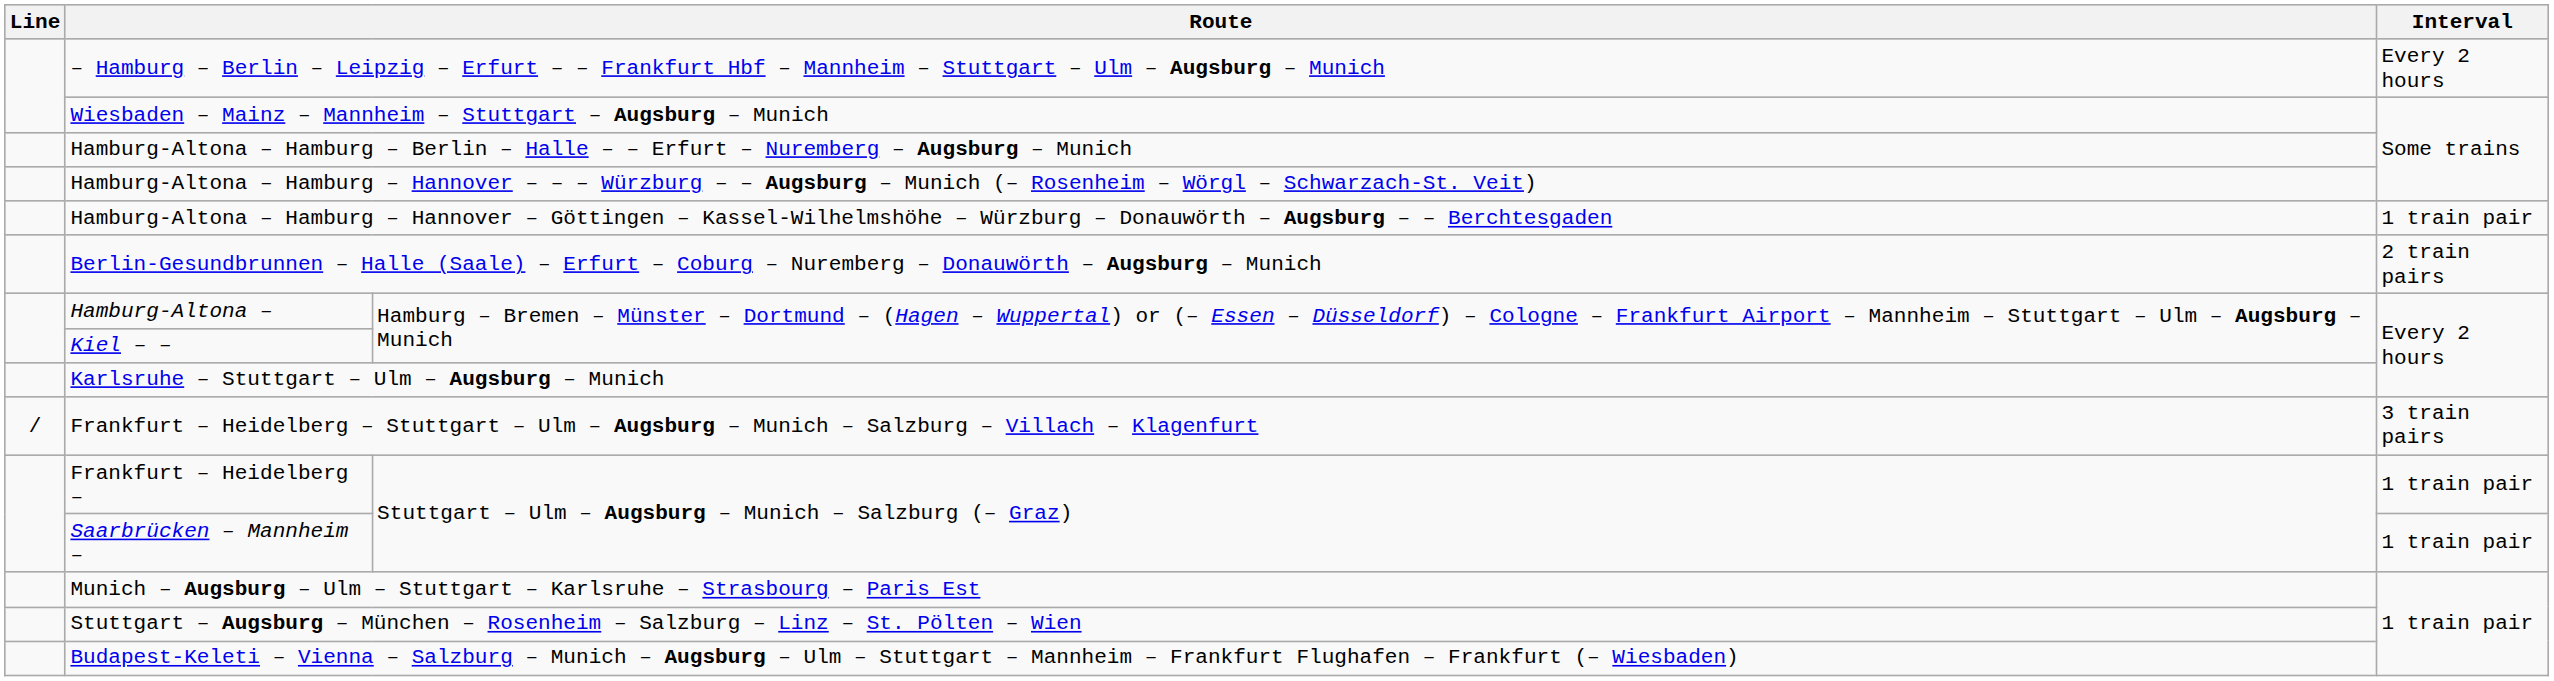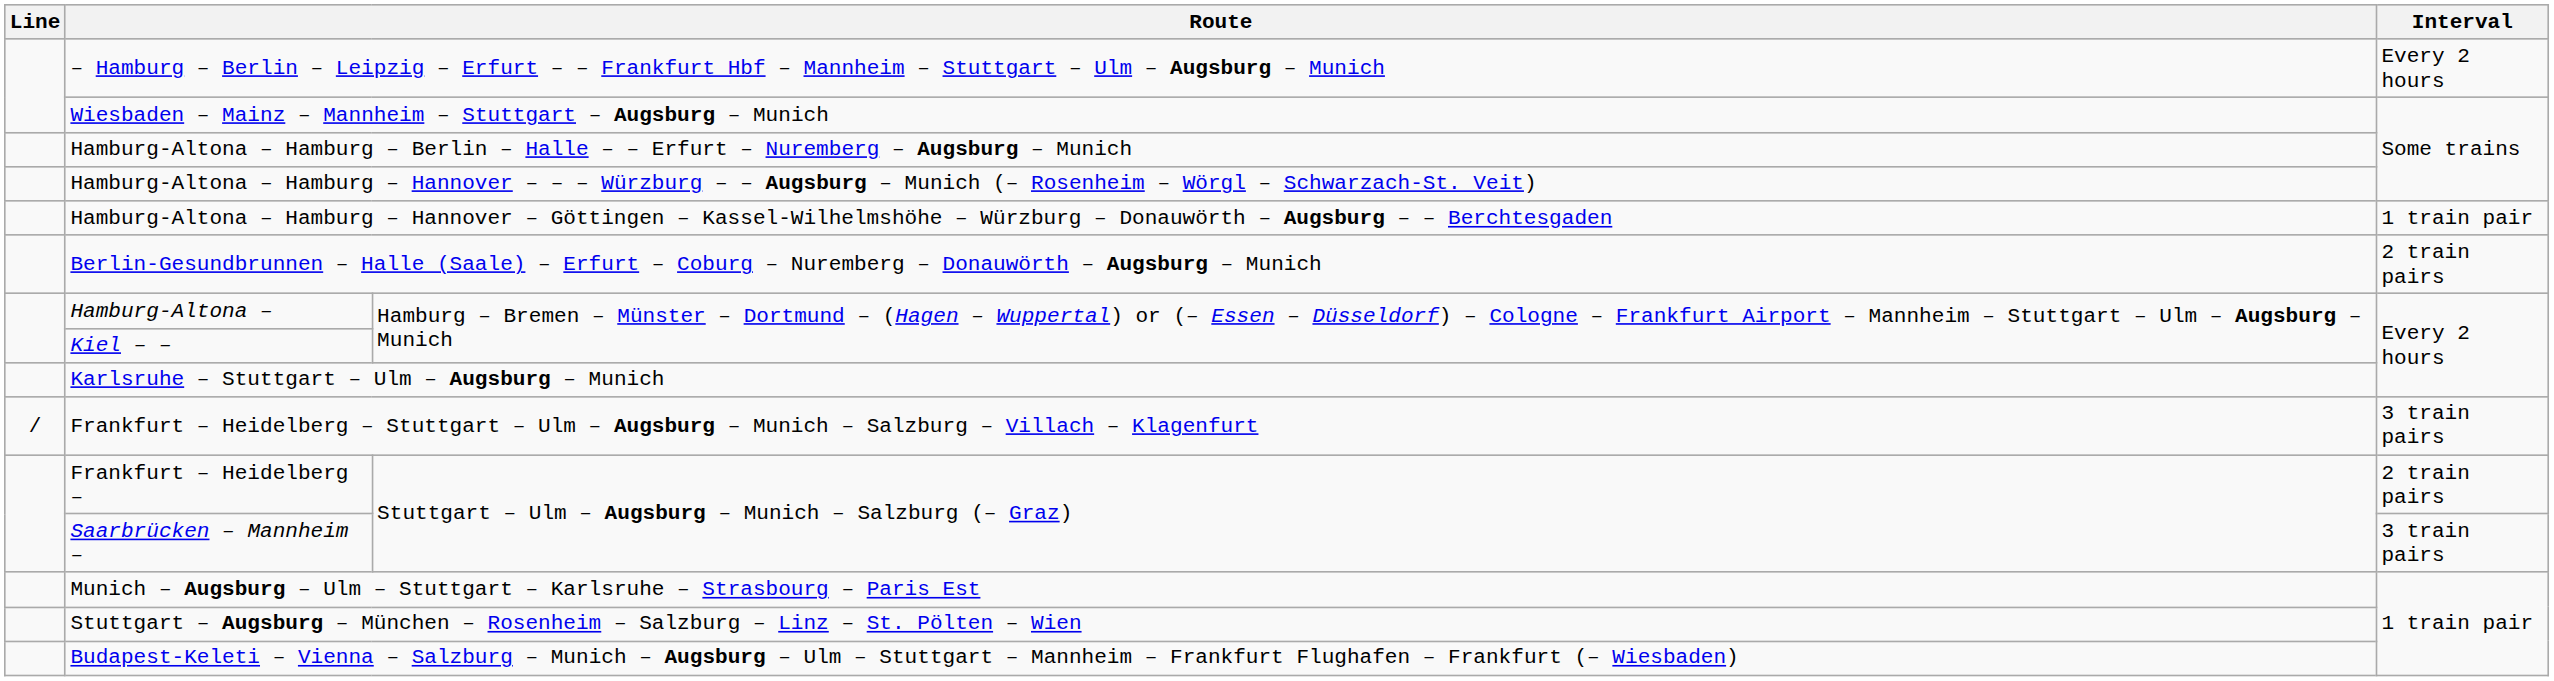(2457, 485) 1 train pair -> (2426, 485) 2 train pairs
(2457, 543) 1 train pair -> (2426, 543) 3 train pairs
